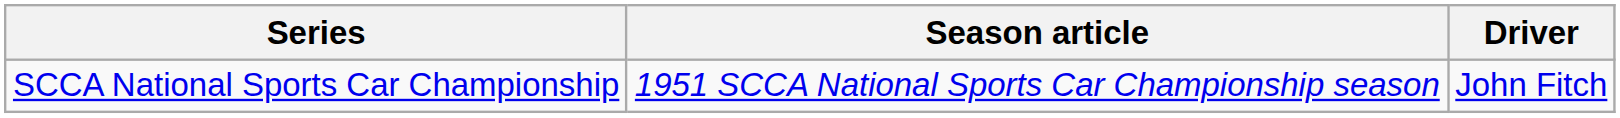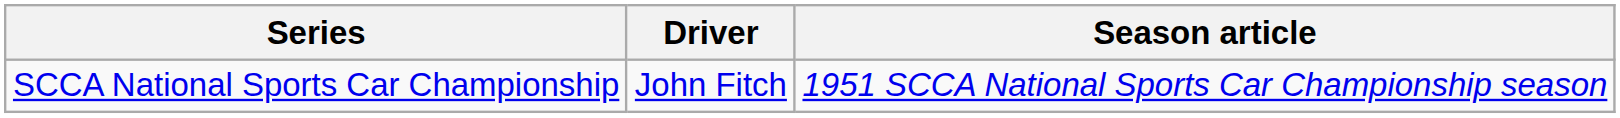columns swapped: (1531, 32) <-> (1037, 32)
